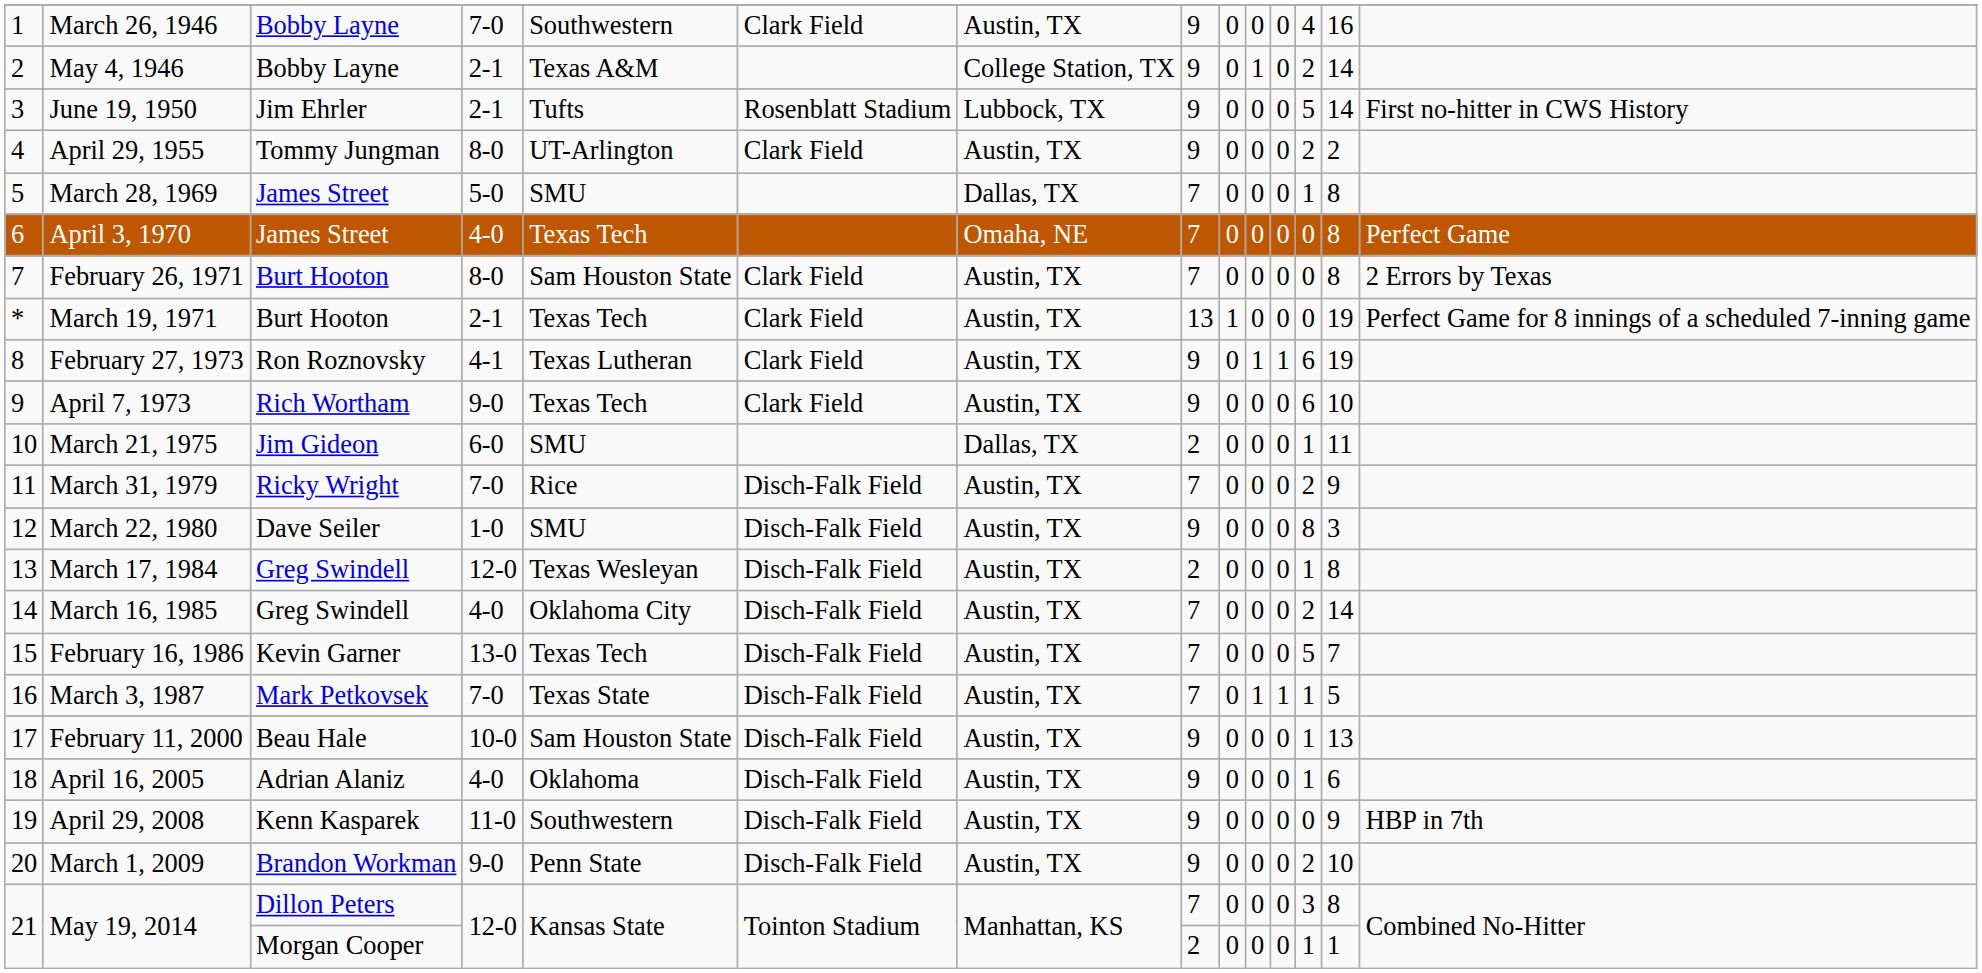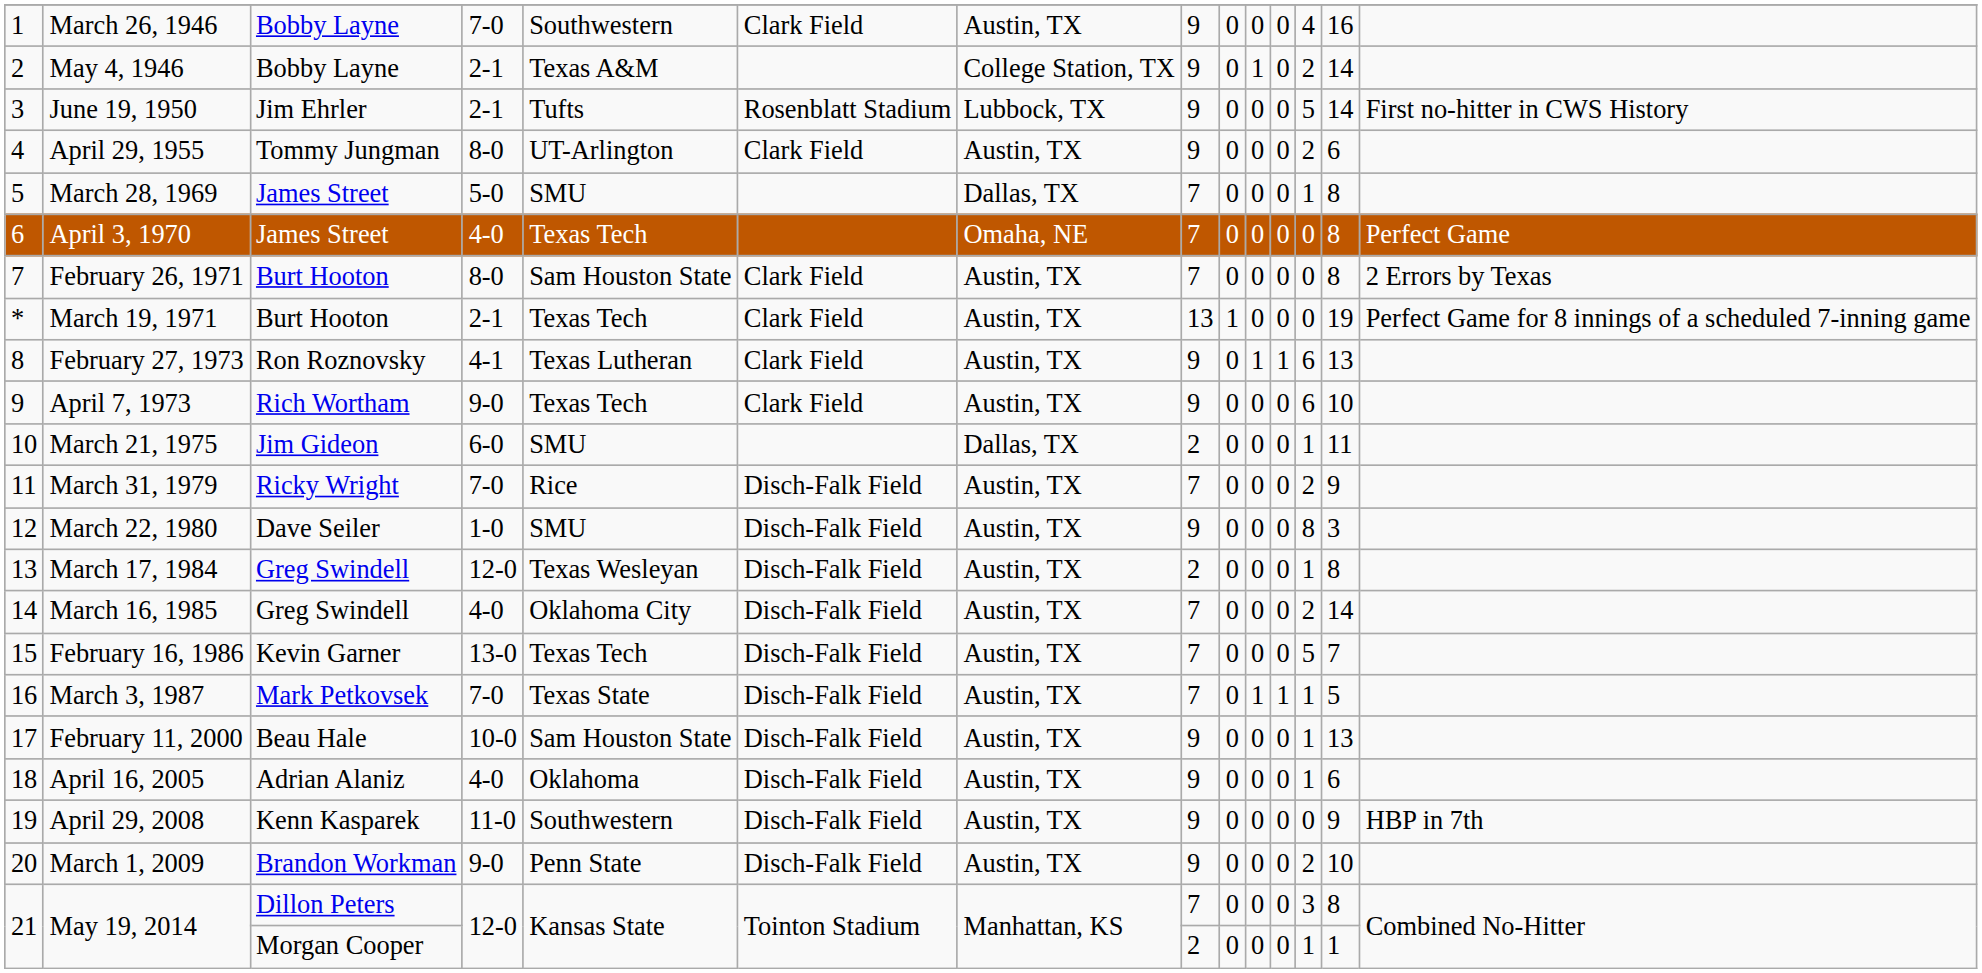(1334, 151) 2 -> (1334, 151) 6
(1340, 360) 19 -> (1340, 360) 13
